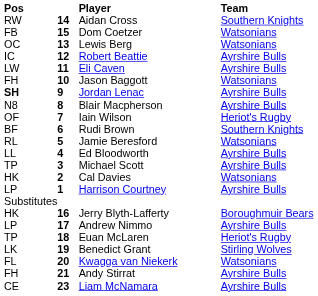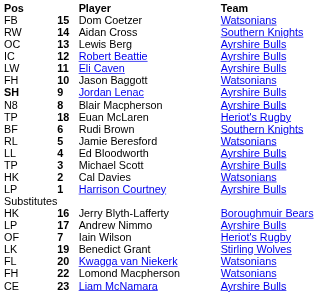rows swapped: (110, 32) <-> (108, 20)
(249, 44) Watsonians -> (254, 44) Ayrshire Bulls
rows swapped: (105, 117) <-> (114, 237)
- row: (107, 274)
+ row: (129, 274)
